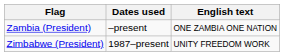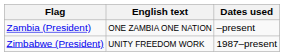columns swapped: (139, 12) <-> (225, 12)
